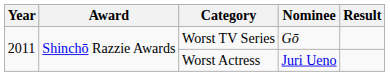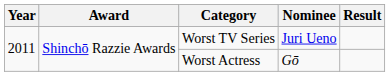(290, 37) Gō -> (309, 37) Juri Ueno
(309, 60) Juri Ueno -> (290, 60) Gō
